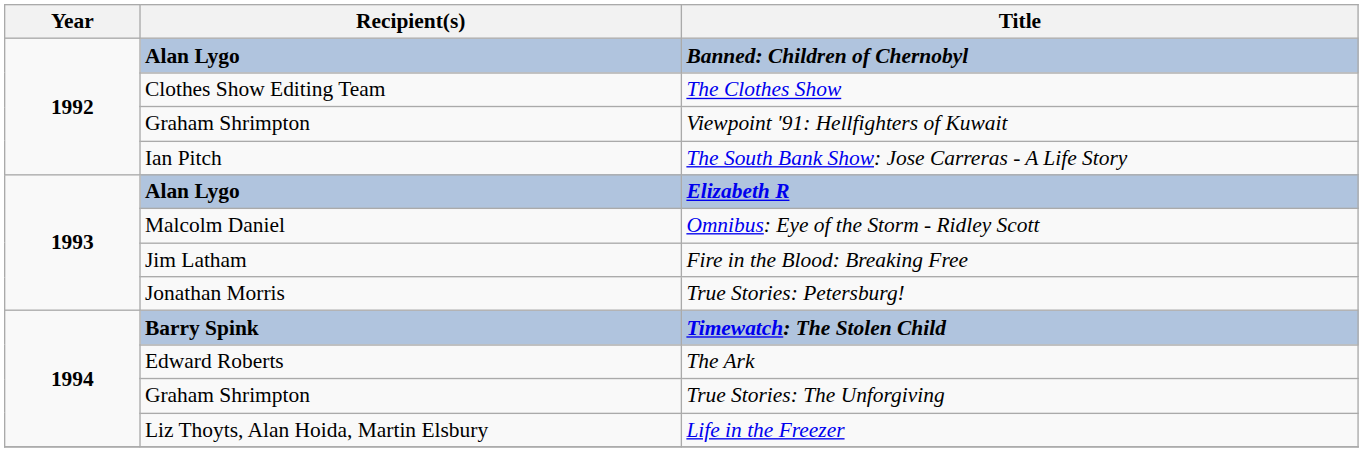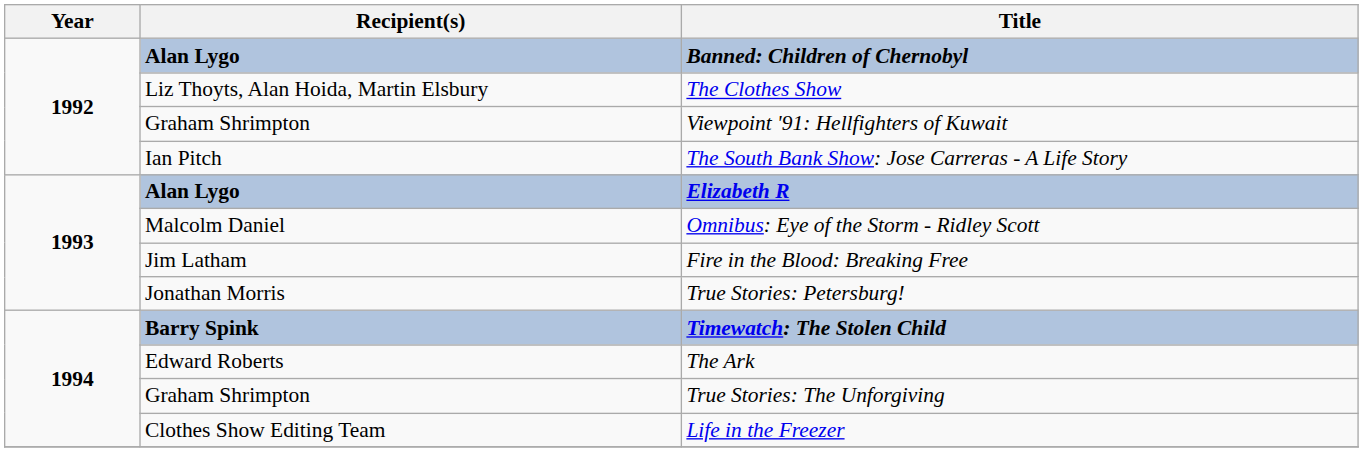(265, 89) Clothes Show Editing Team -> (317, 89) Liz Thoyts, Alan Hoida, Martin Elsbury
(317, 429) Liz Thoyts, Alan Hoida, Martin Elsbury -> (265, 429) Clothes Show Editing Team
